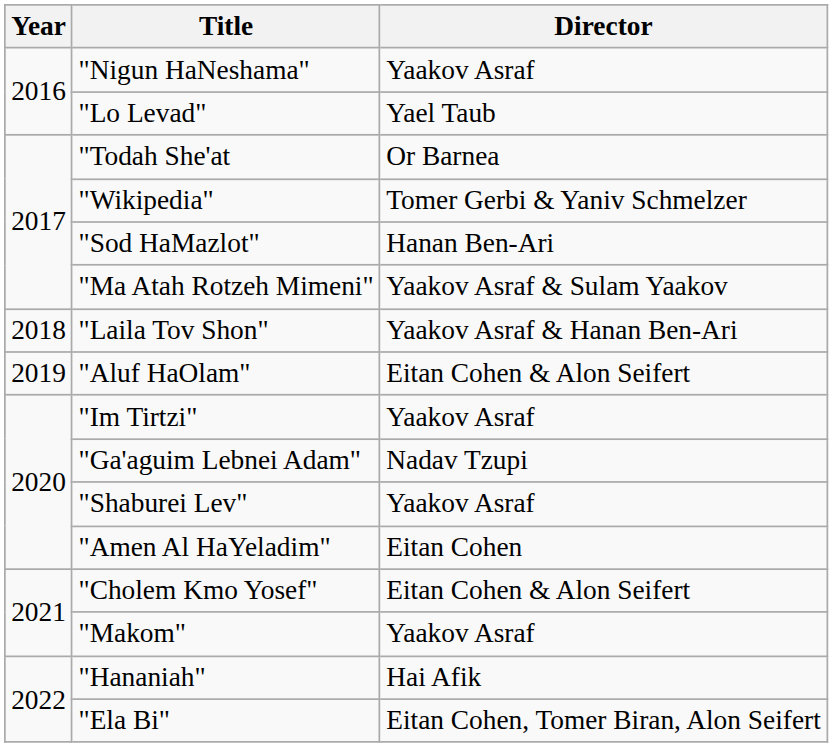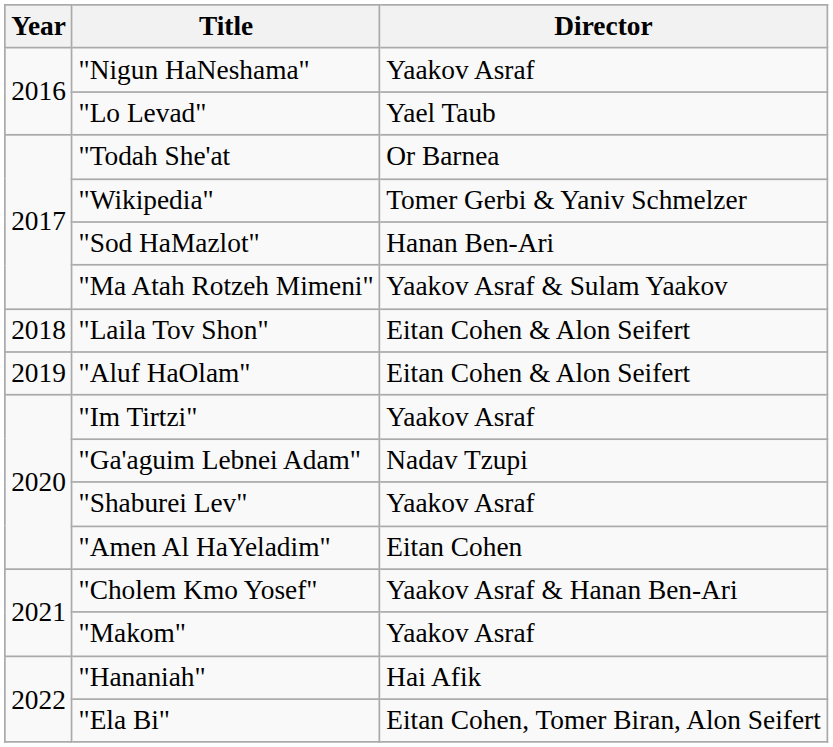(562, 329) Yaakov Asraf & Hanan Ben-Ari -> (538, 329) Eitan Cohen & Alon Seifert
(538, 590) Eitan Cohen & Alon Seifert -> (562, 590) Yaakov Asraf & Hanan Ben-Ari
